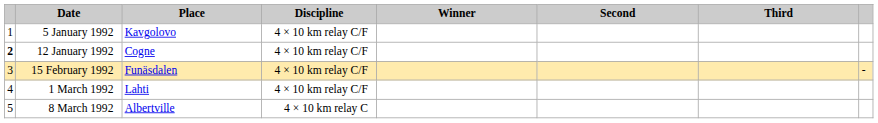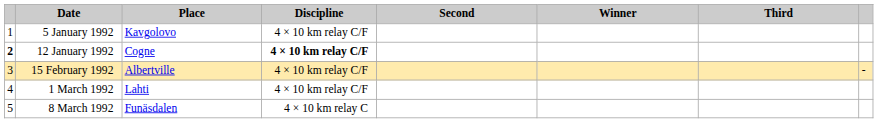columns swapped: (457, 13) <-> (618, 13)
(324, 51) normal -> (322, 51) bold
(151, 70) Funäsdalen -> (150, 70) Albertville
(150, 108) Albertville -> (151, 108) Funäsdalen
